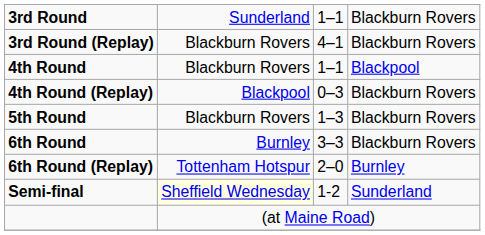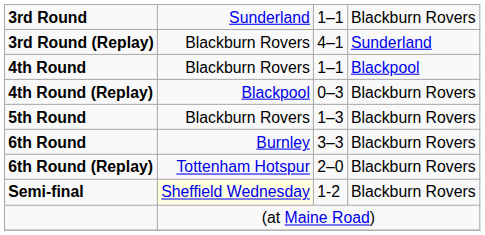(413, 42) Blackburn Rovers -> (391, 42) Sunderland
(378, 167) Burnley -> (413, 167) Blackburn Rovers
(391, 192) Sunderland -> (413, 192) Blackburn Rovers
